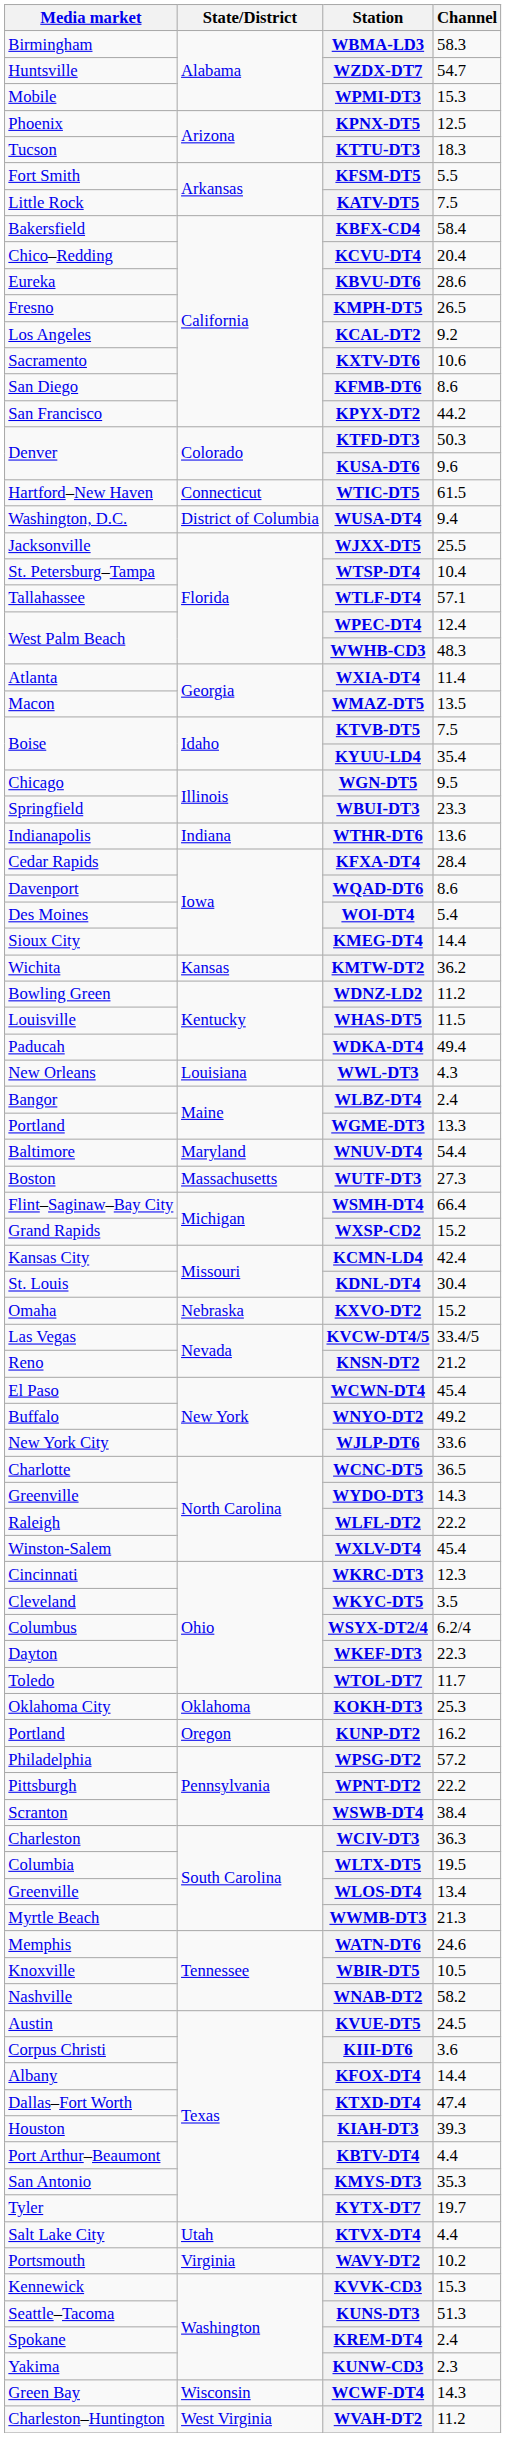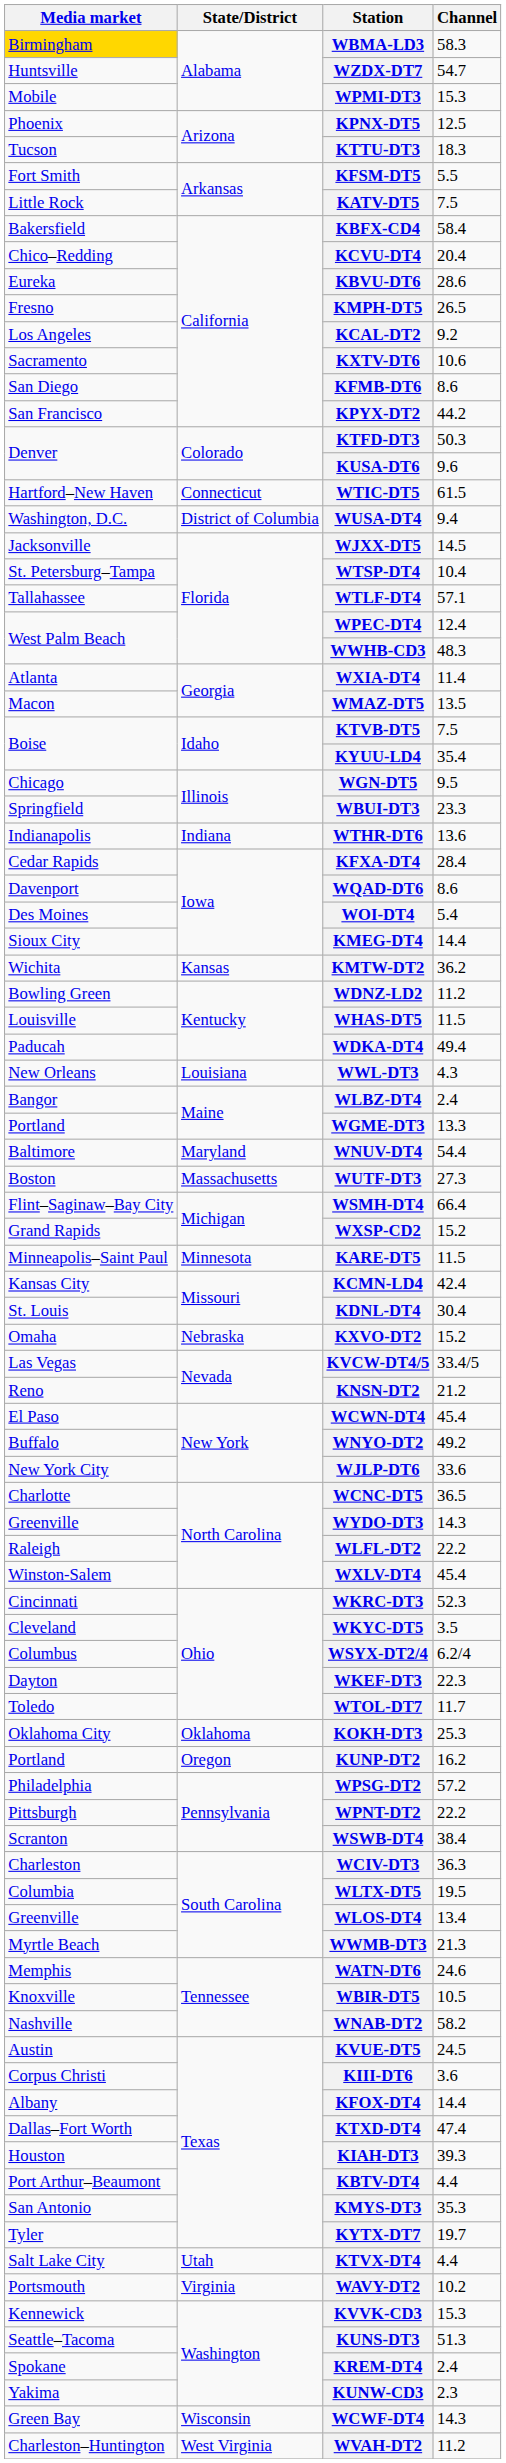(50, 44) no background -> (50, 44) gold background
(452, 545) 25.5 -> (452, 545) 14.5
+ row: (378, 1258)
(452, 1574) 12.3 -> (452, 1601) 52.3
